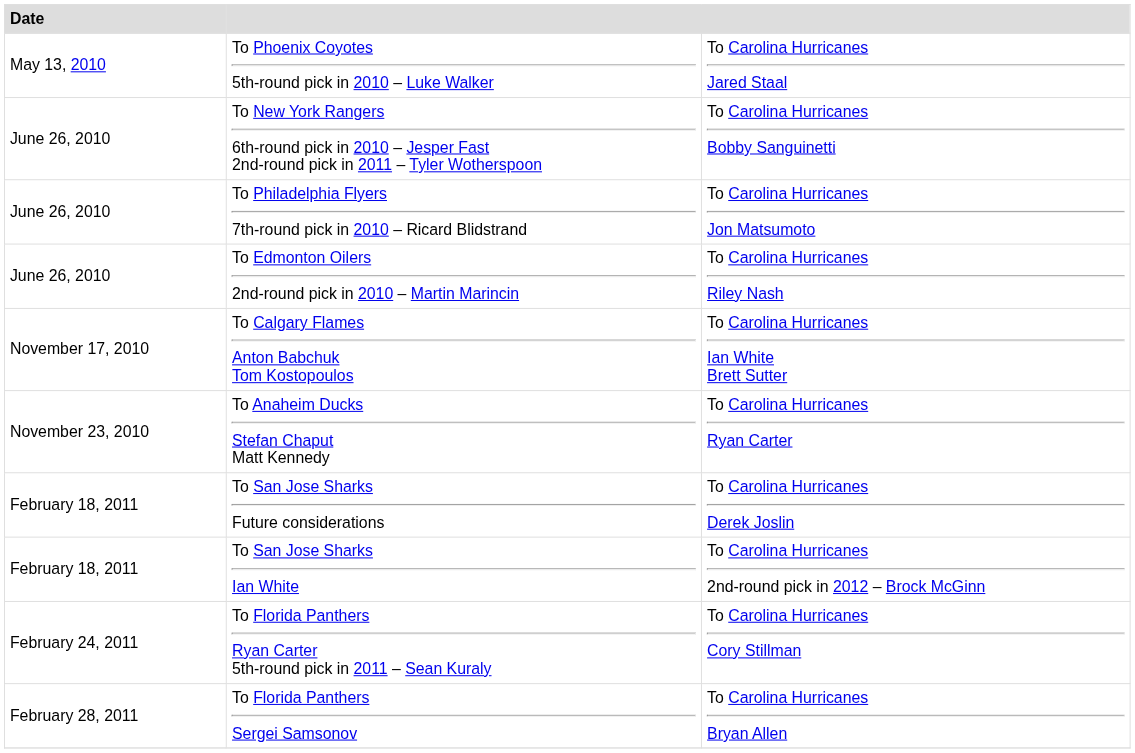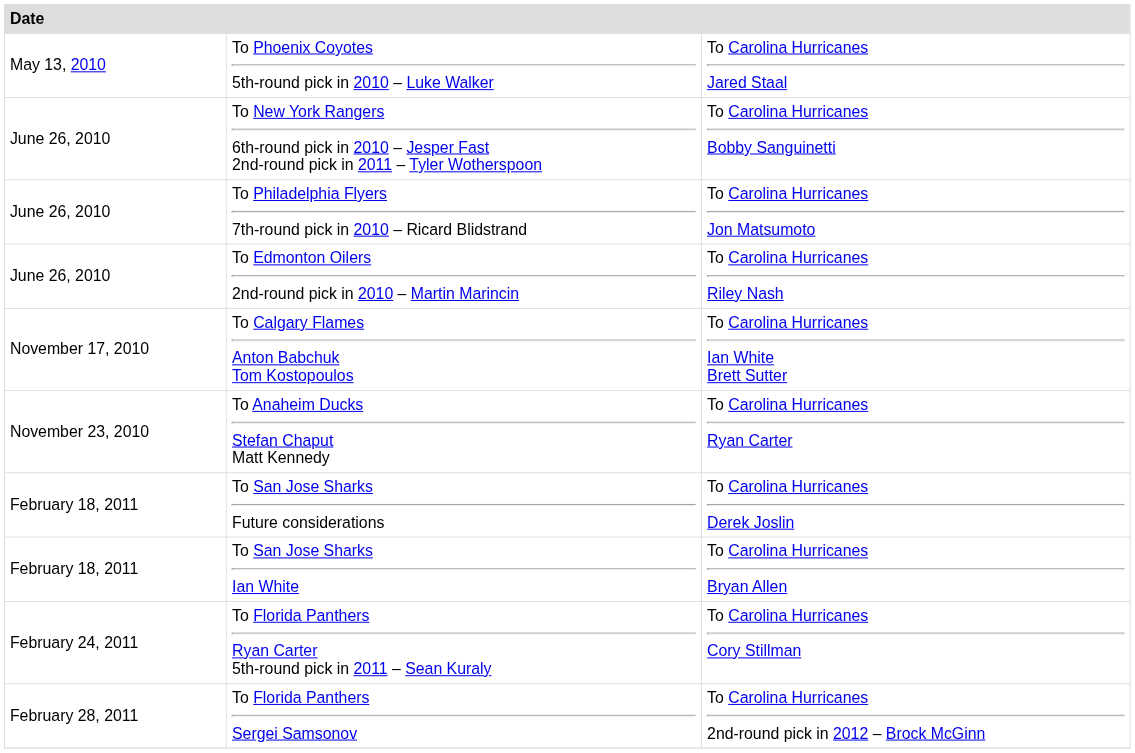(916, 569) To Carolina Hurricanes 2nd-round pick in 2012 – Brock McGinn -> (916, 569) To Carolina Hurricanes Bryan Allen
(916, 715) To Carolina Hurricanes Bryan Allen -> (916, 715) To Carolina Hurricanes 2nd-round pick in 2012 – Brock McGinn
